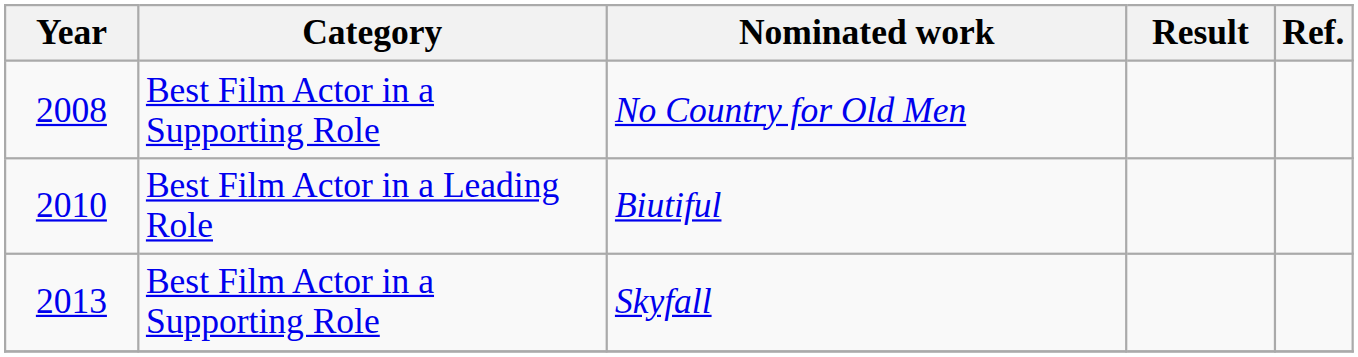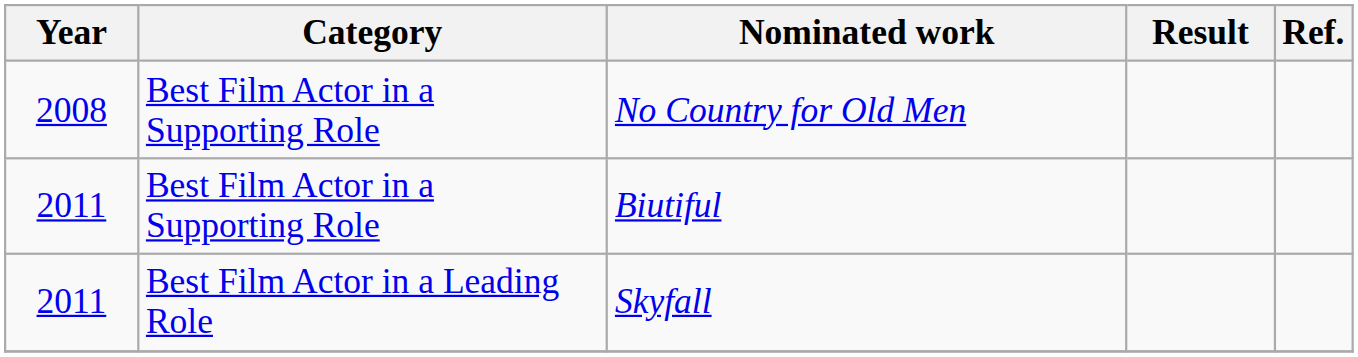(71, 205) 2010 -> (71, 205) 2011
(353, 205) Best Film Actor in a Leading Role -> (290, 205) Best Film Actor in a Supporting Role
(71, 301) 2013 -> (71, 301) 2011
(290, 301) Best Film Actor in a Supporting Role -> (353, 301) Best Film Actor in a Leading Role
